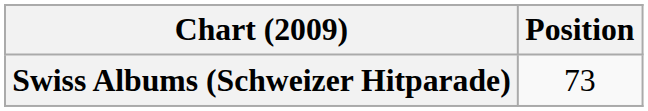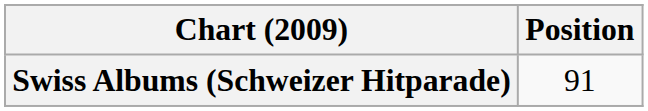(580, 79) 73 -> (580, 79) 91
